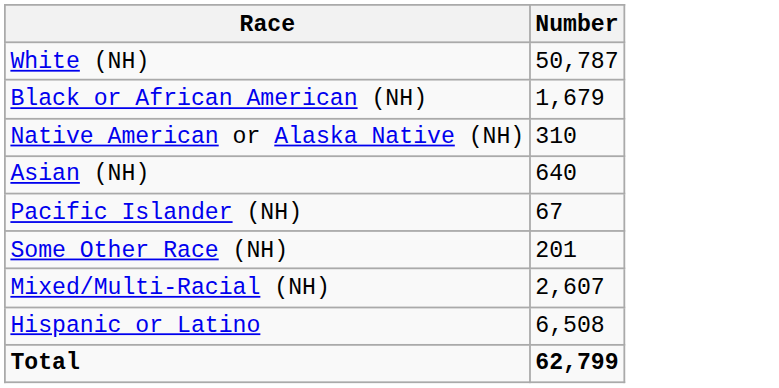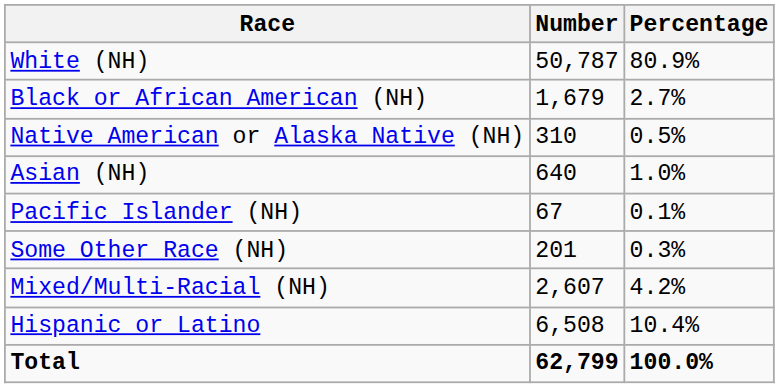+ column: (699, 24)
